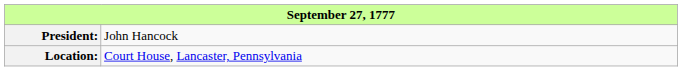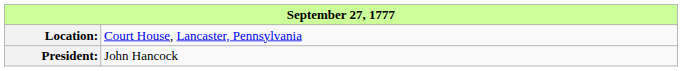rows swapped: (71, 55) <-> (70, 35)
